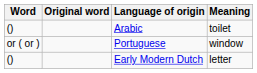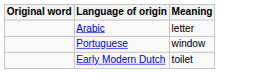- column: (23, 12)
(220, 28) toilet -> (183, 28) letter
(221, 60) letter -> (182, 60) toilet
